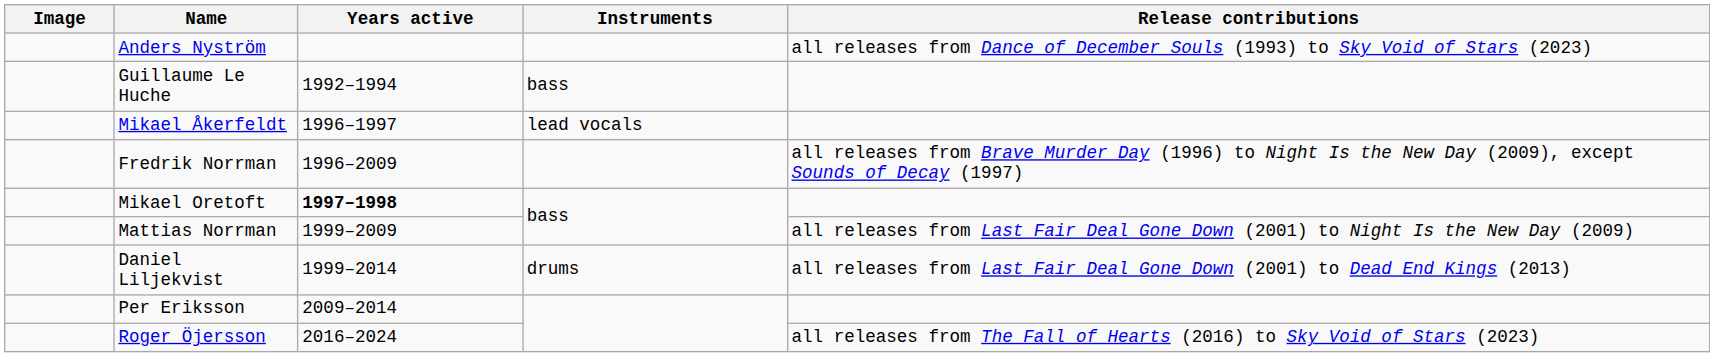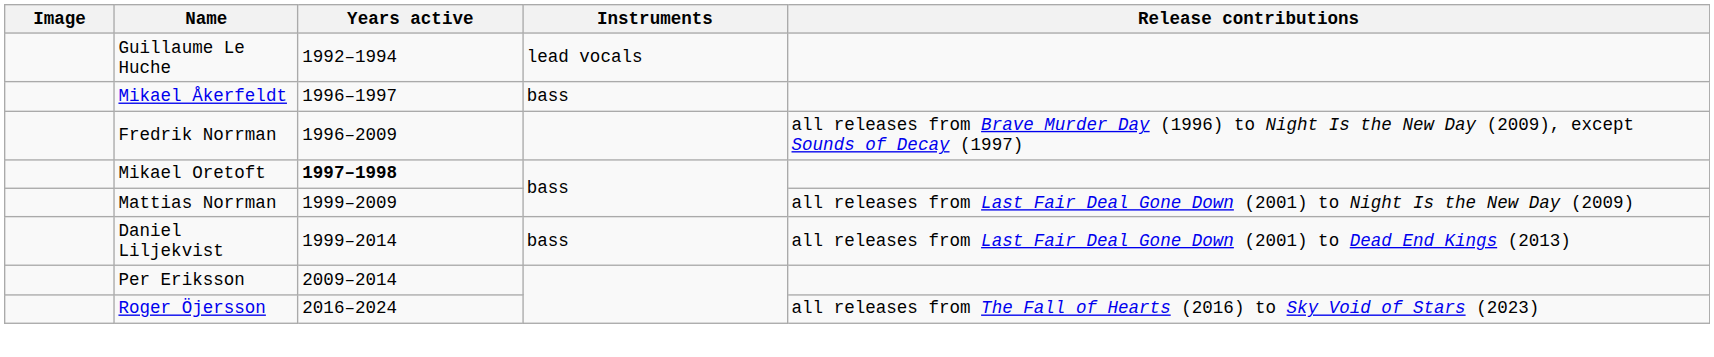- row: (192, 48)
(548, 86) bass -> (585, 58) lead vocals
(585, 125) lead vocals -> (548, 96) bass
(553, 270) drums -> (548, 241) bass
